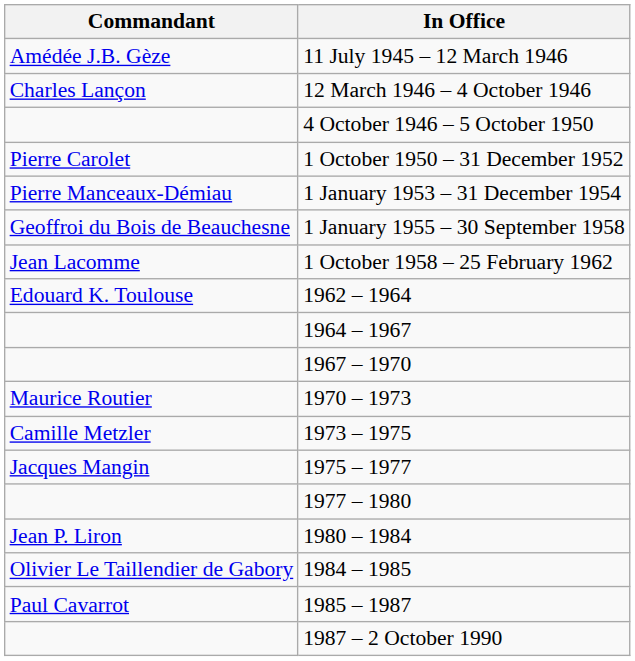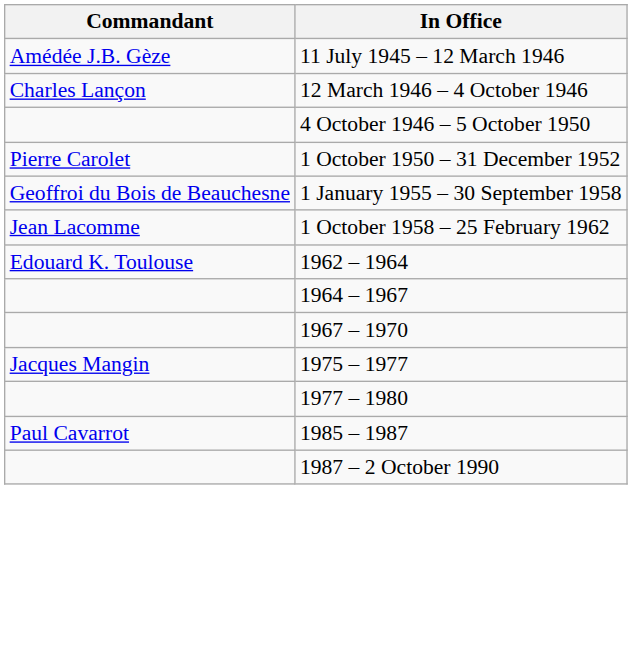- row: (462, 192)
- row: (357, 398)
- row: (357, 432)
- row: (357, 535)
- row: (357, 569)
